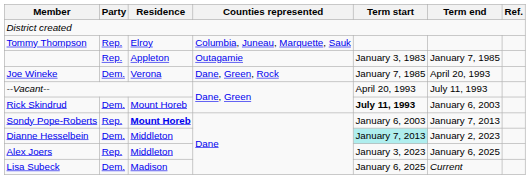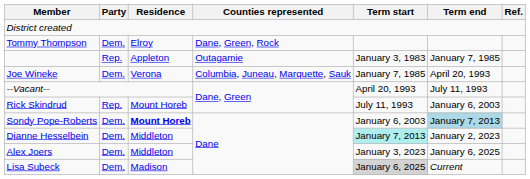(112, 43) Rep. -> (113, 43) Dem.
(273, 43) Columbia, Juneau, Marquette, Sauk -> (237, 43) Dane, Green, Rock
(237, 74) Dane, Green, Rock -> (273, 74) Columbia, Juneau, Marquette, Sauk
(113, 105) Dem. -> (112, 105) Rep.
(385, 105) bold -> (384, 105) normal
(112, 120) Rep. -> (113, 120) Dem.
(465, 120) no background -> (465, 120) lightblue background
(112, 151) Rep. -> (113, 151) Dem.
(390, 167) no background -> (390, 167) lightgrey background
